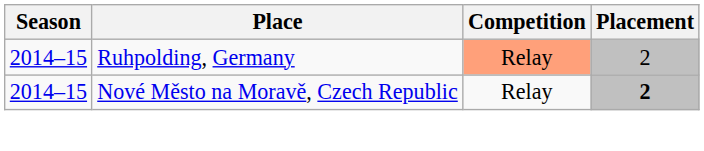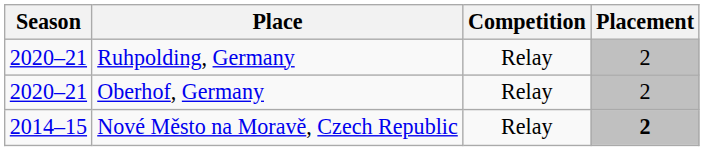(48, 57) 2014–15 -> (48, 57) 2020–21
(527, 57) lightsalmon background -> (527, 57) no background
+ row: (181, 92)
